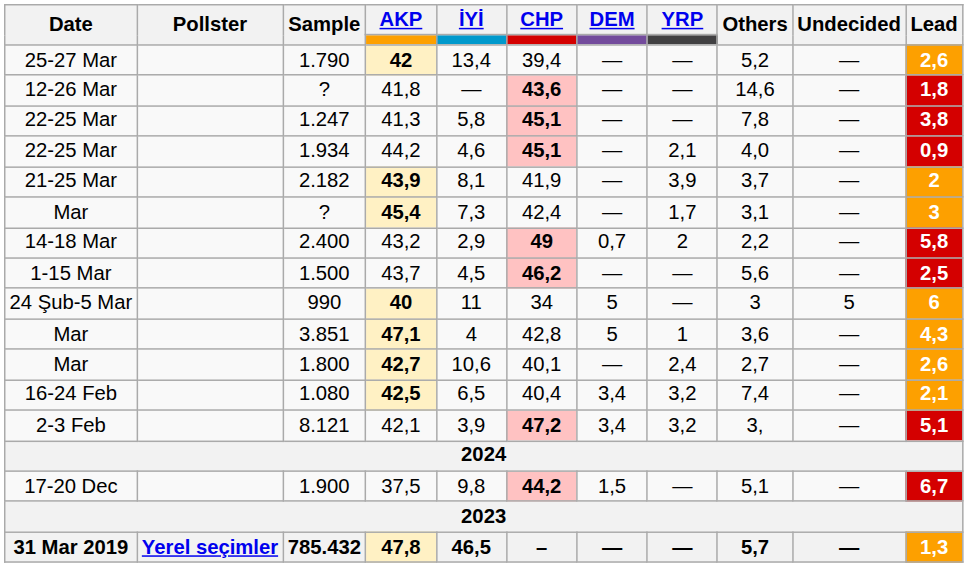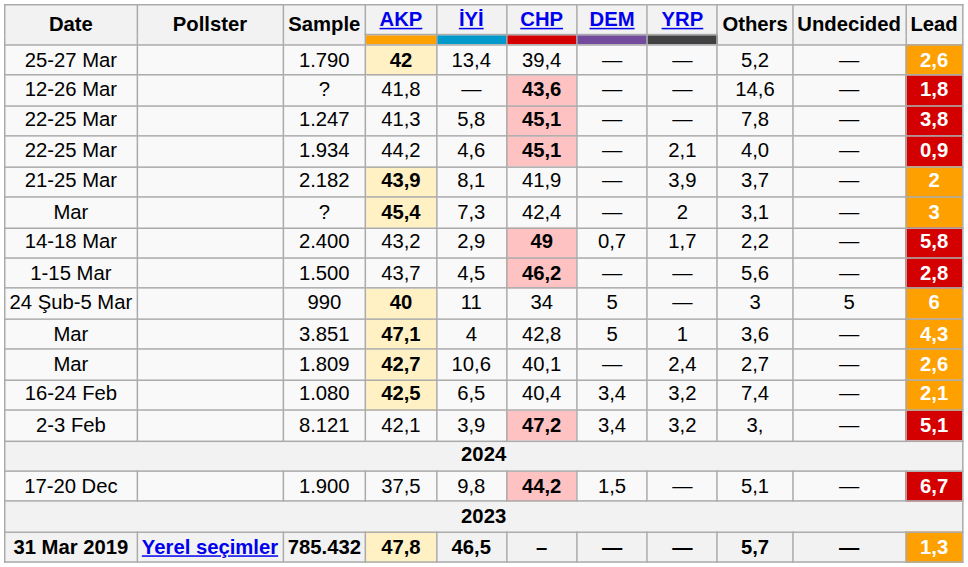(682, 211) 1,7 -> (682, 211) 2
(682, 242) 2 -> (682, 242) 1,7
(934, 272) 2,5 -> (934, 272) 2,8
(324, 363) 1.800 -> (324, 363) 1.809
